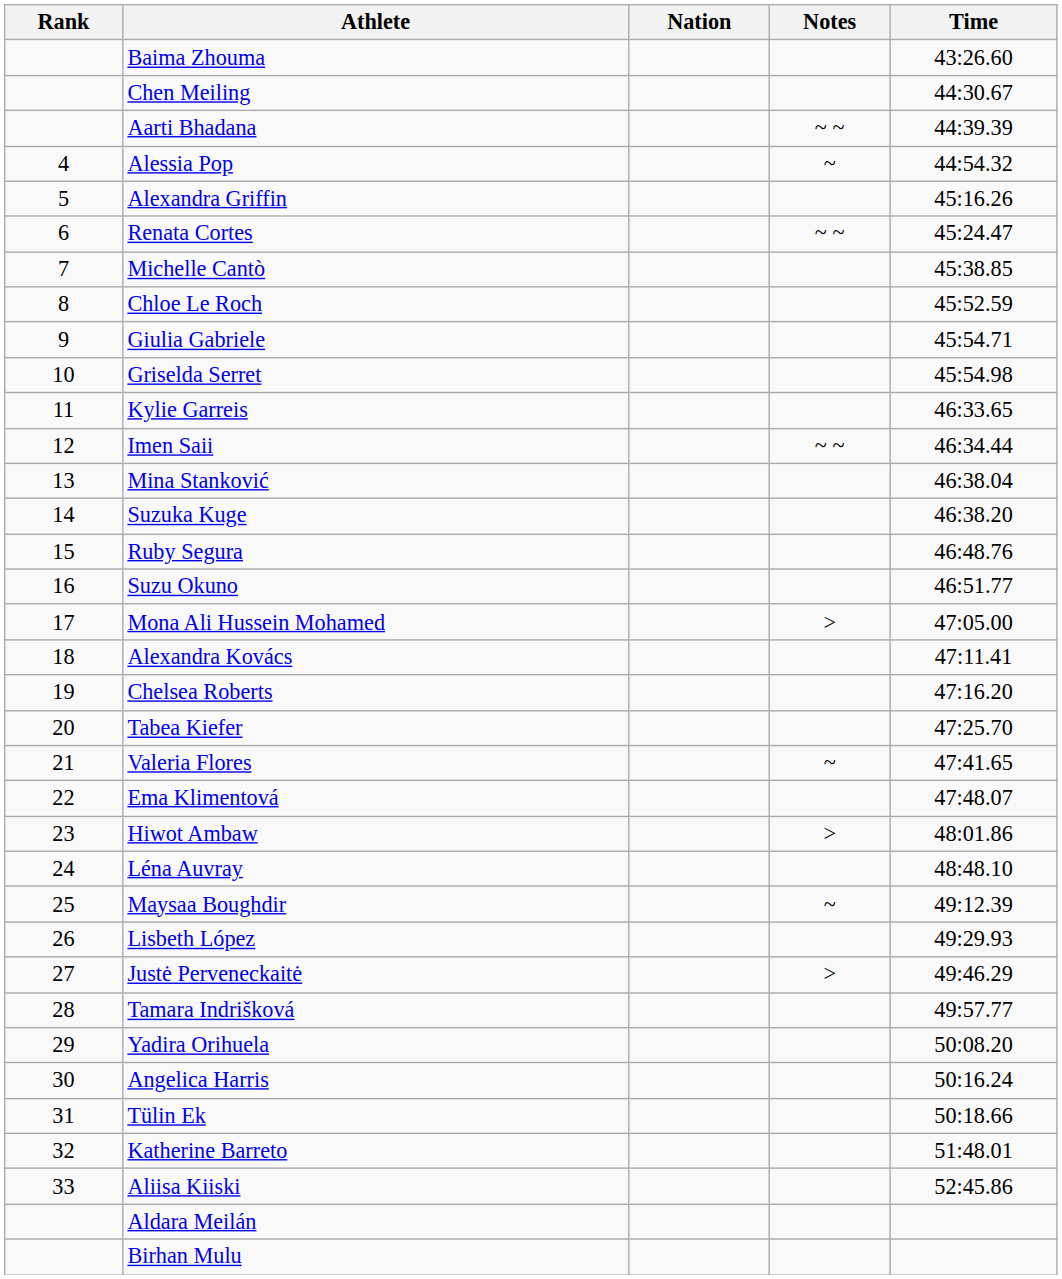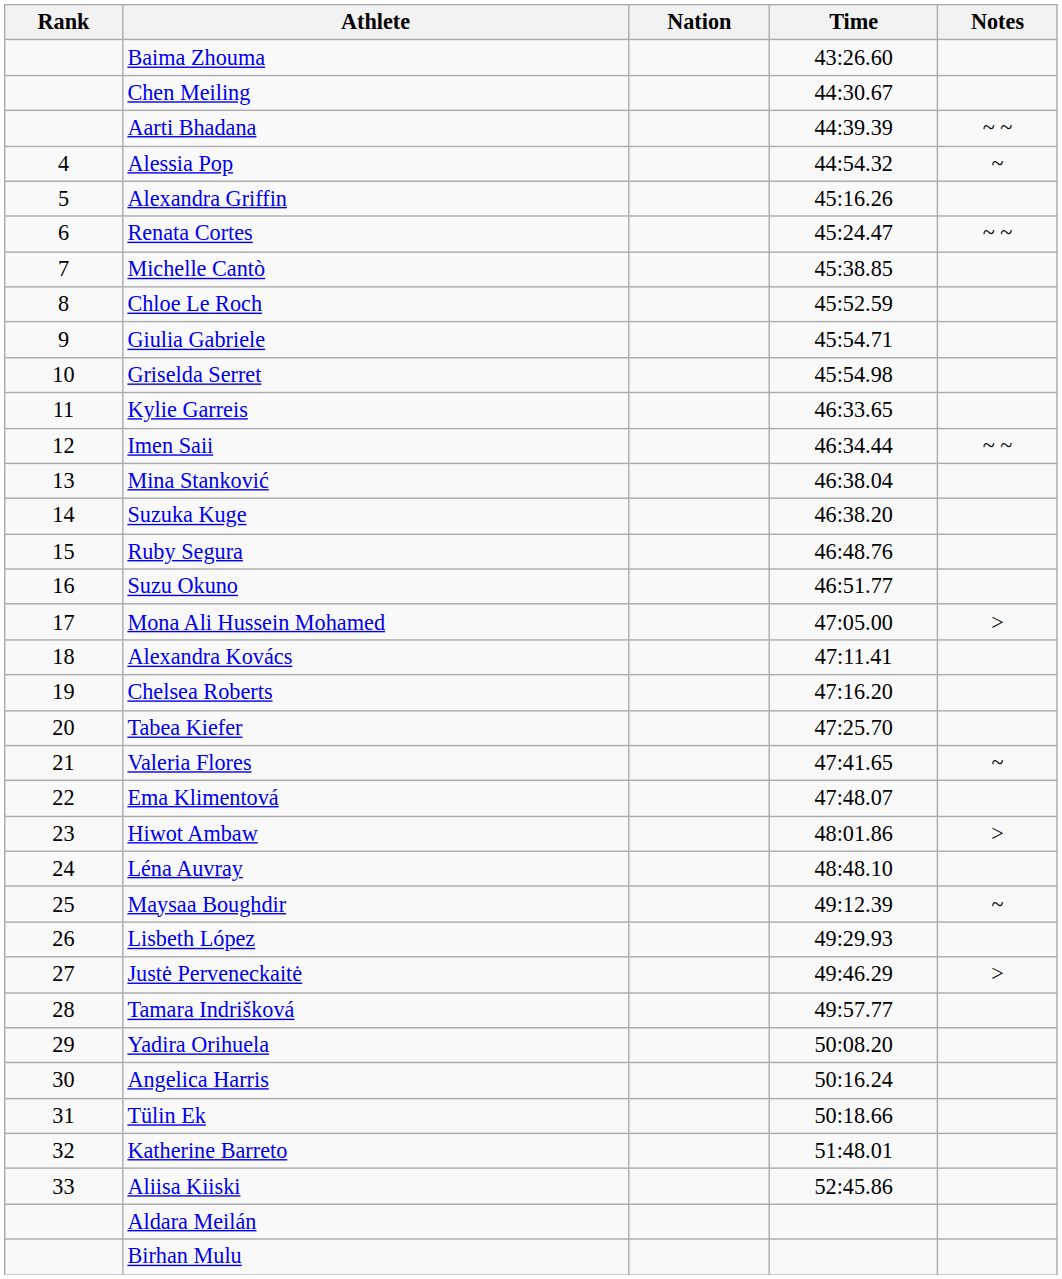columns swapped: (974, 22) <-> (830, 22)
